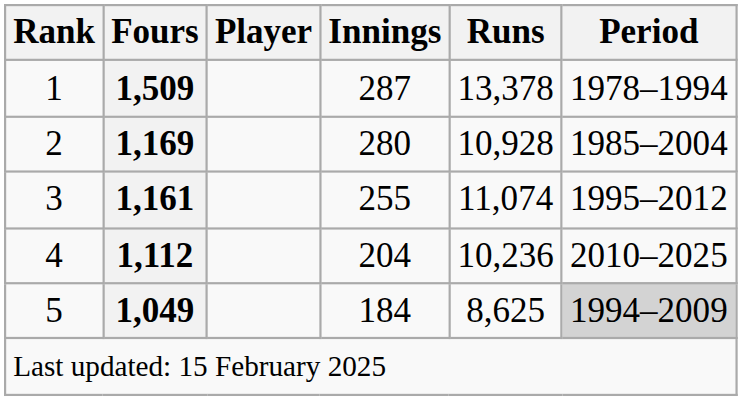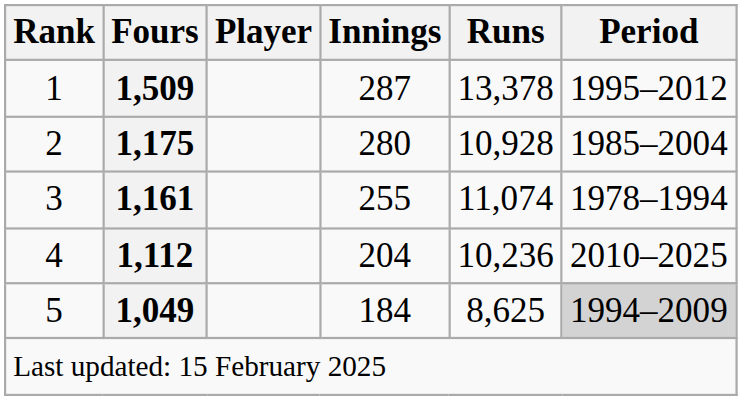(649, 87) 1978–1994 -> (649, 87) 1995–2012
(155, 143) 1,169 -> (155, 143) 1,175
(649, 198) 1995–2012 -> (649, 198) 1978–1994
